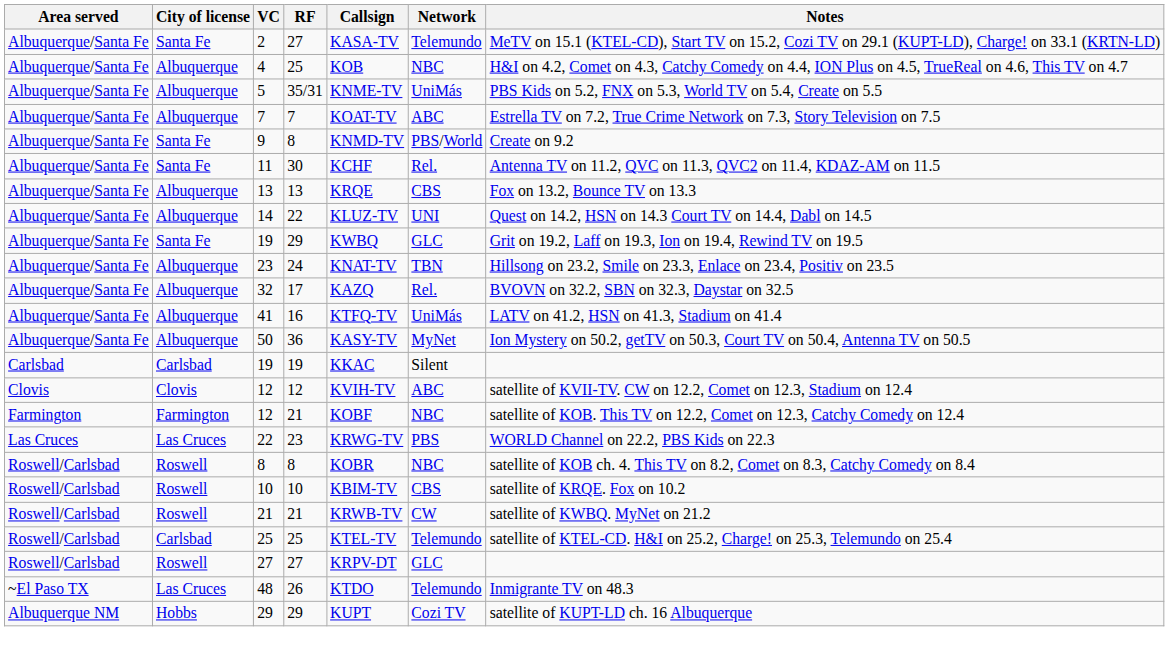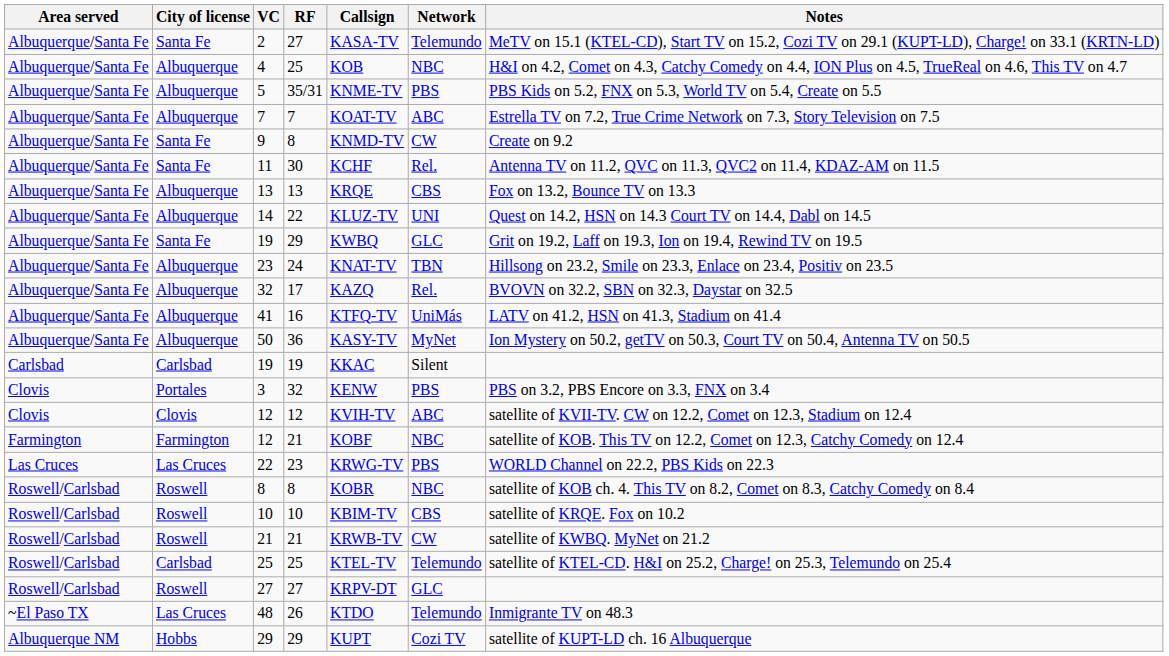(437, 91) UniMás -> (425, 91) PBS
(447, 141) PBS/World -> (424, 141) CW
+ row: (181, 389)
